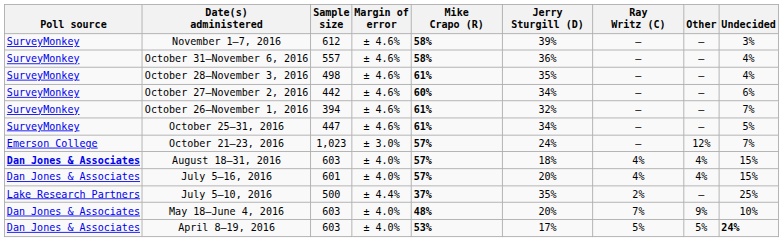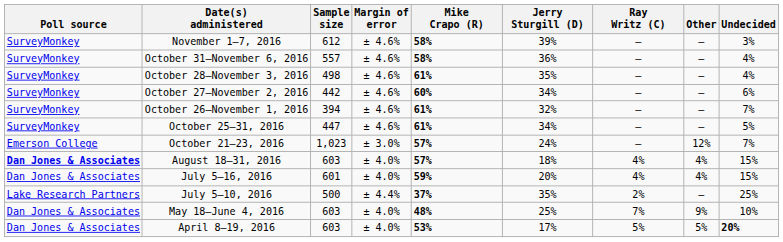(423, 177) 57% -> (423, 177) 59%
(548, 211) 20% -> (548, 211) 25%
(730, 227) 24% -> (730, 227) 20%
